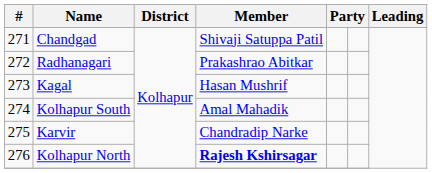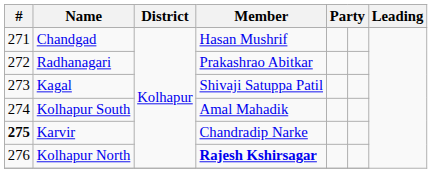(261, 39) Shivaji Satuppa Patil -> (243, 39) Hasan Mushrif
(243, 86) Hasan Mushrif -> (261, 86) Shivaji Satuppa Patil
(19, 132) normal -> (19, 132) bold
